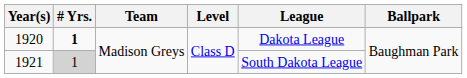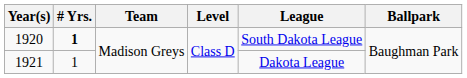(302, 39) Dakota League -> (302, 39) South Dakota League
(74, 62) lightgrey background -> (74, 62) no background
(302, 62) South Dakota League -> (302, 62) Dakota League
